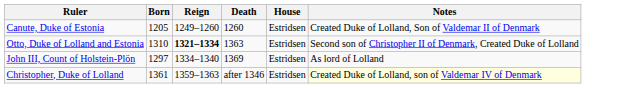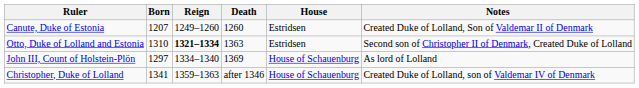(158, 28) 1205 -> (158, 28) 1207
(287, 59) Estridsen -> (314, 59) House of Schauenburg
(158, 75) 1361 -> (158, 75) 1341
(287, 75) Estridsen -> (314, 75) House of Schauenburg
(426, 75) lightyellow background -> (479, 75) no background
